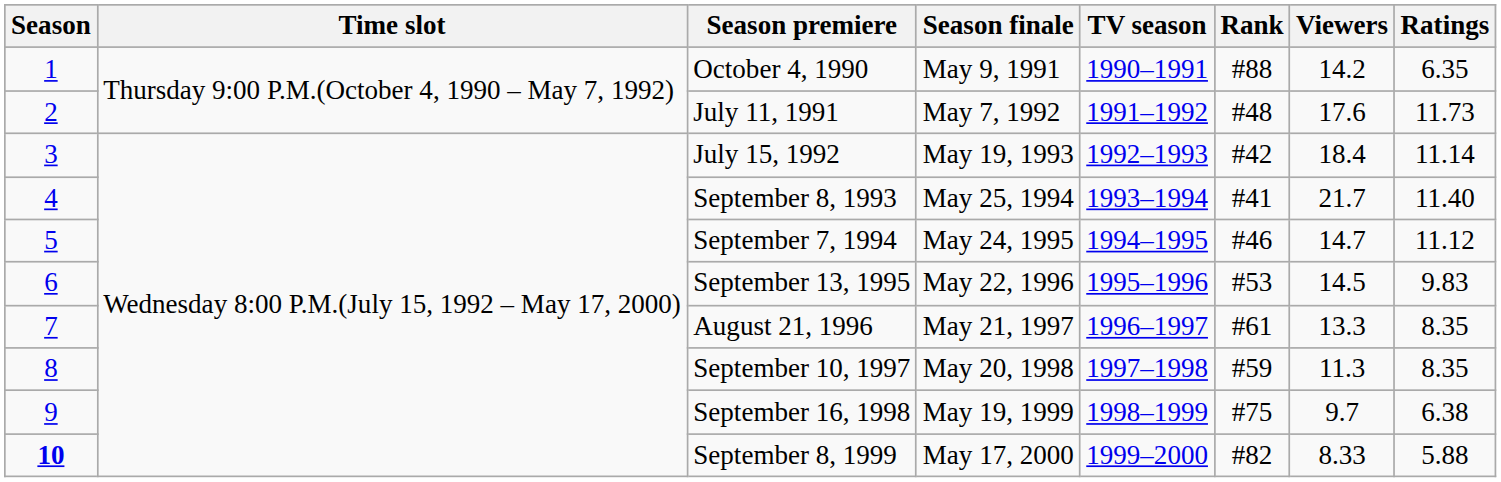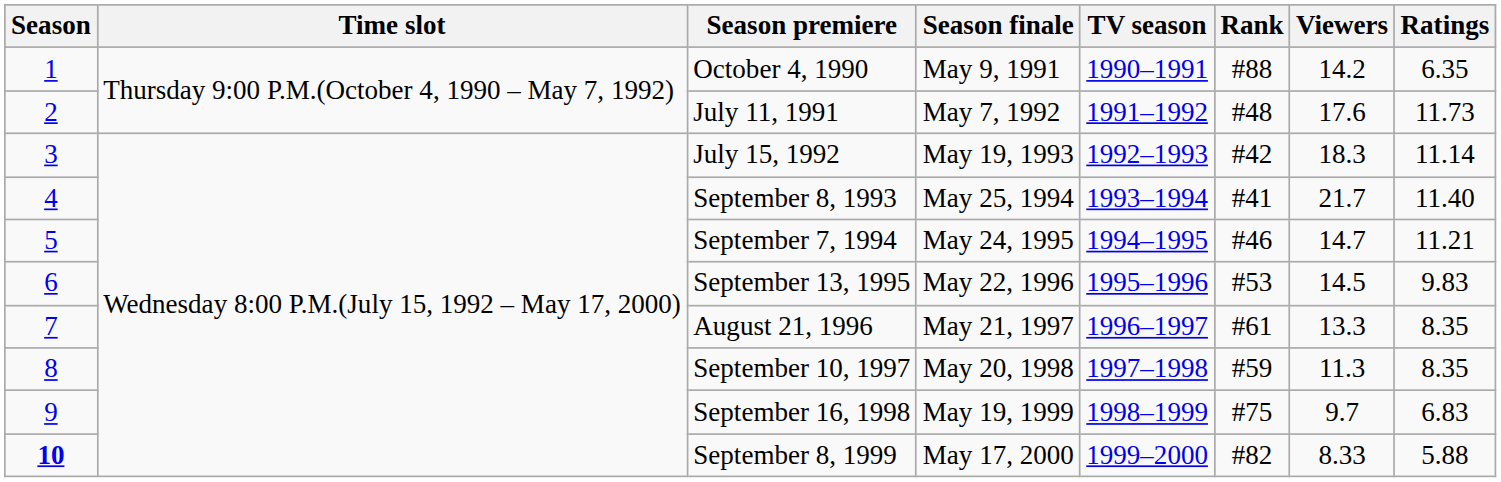(1342, 154) 18.4 -> (1342, 154) 18.3
(1445, 240) 11.12 -> (1445, 240) 11.21
(1445, 411) 6.38 -> (1445, 411) 6.83
